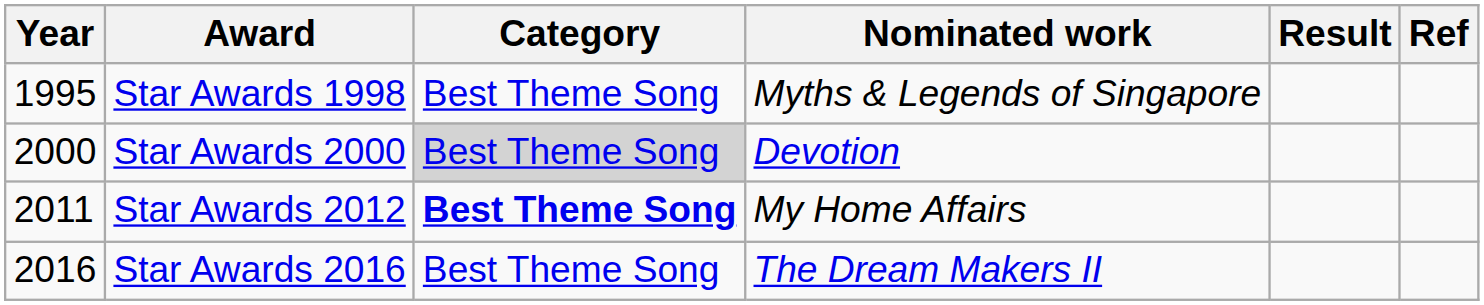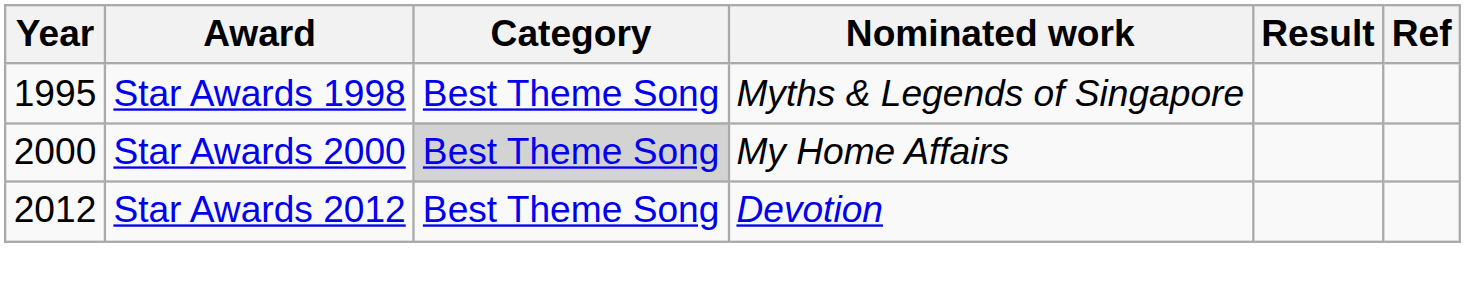(827, 151) Devotion -> (873, 151) My Home Affairs
(54, 210) 2011 -> (55, 210) 2012
(580, 210) bold -> (571, 210) normal
(890, 210) My Home Affairs -> (810, 210) Devotion
- row: (260, 269)
